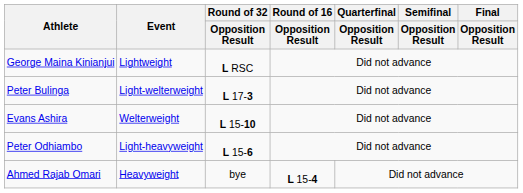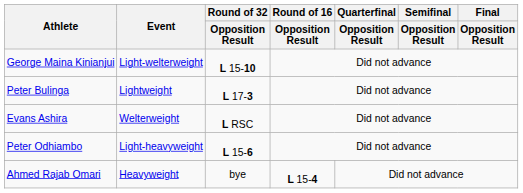(146, 63) Lightweight -> (161, 63) Light-welterweight
(238, 69) L RSC -> (238, 69) L 15-10
(161, 91) Light-welterweight -> (146, 91) Lightweight
(238, 125) L 15-10 -> (238, 125) L RSC
